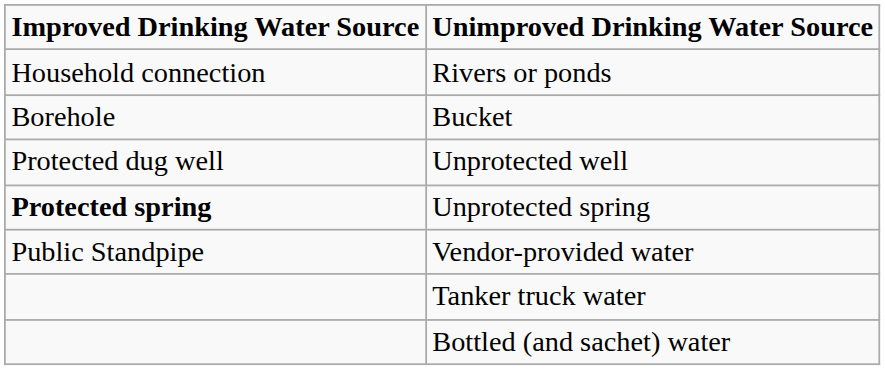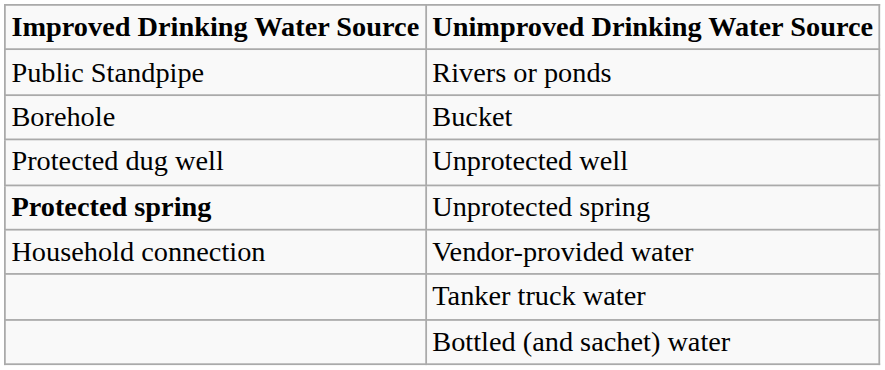(138, 71) Household connection -> (108, 71) Public Standpipe
(108, 251) Public Standpipe -> (138, 251) Household connection
